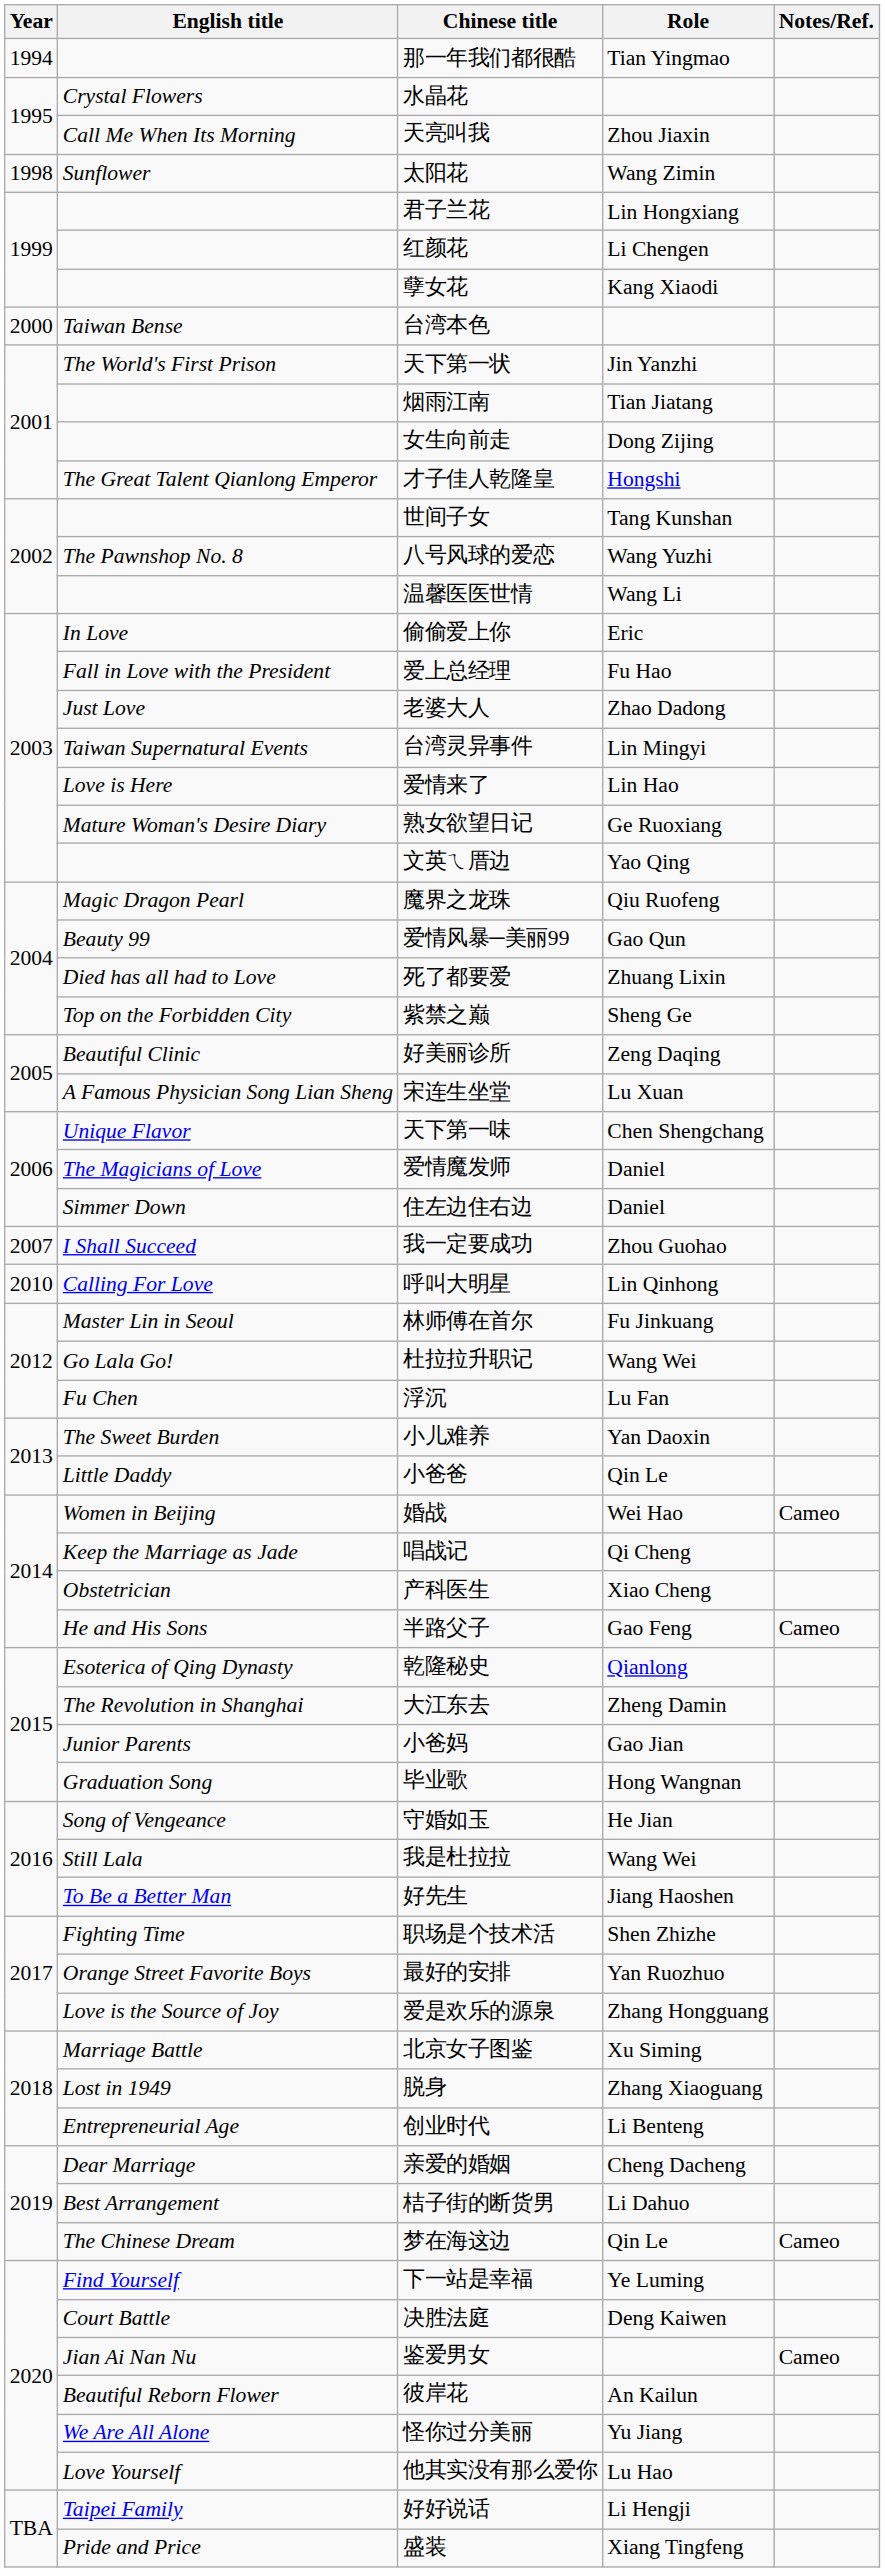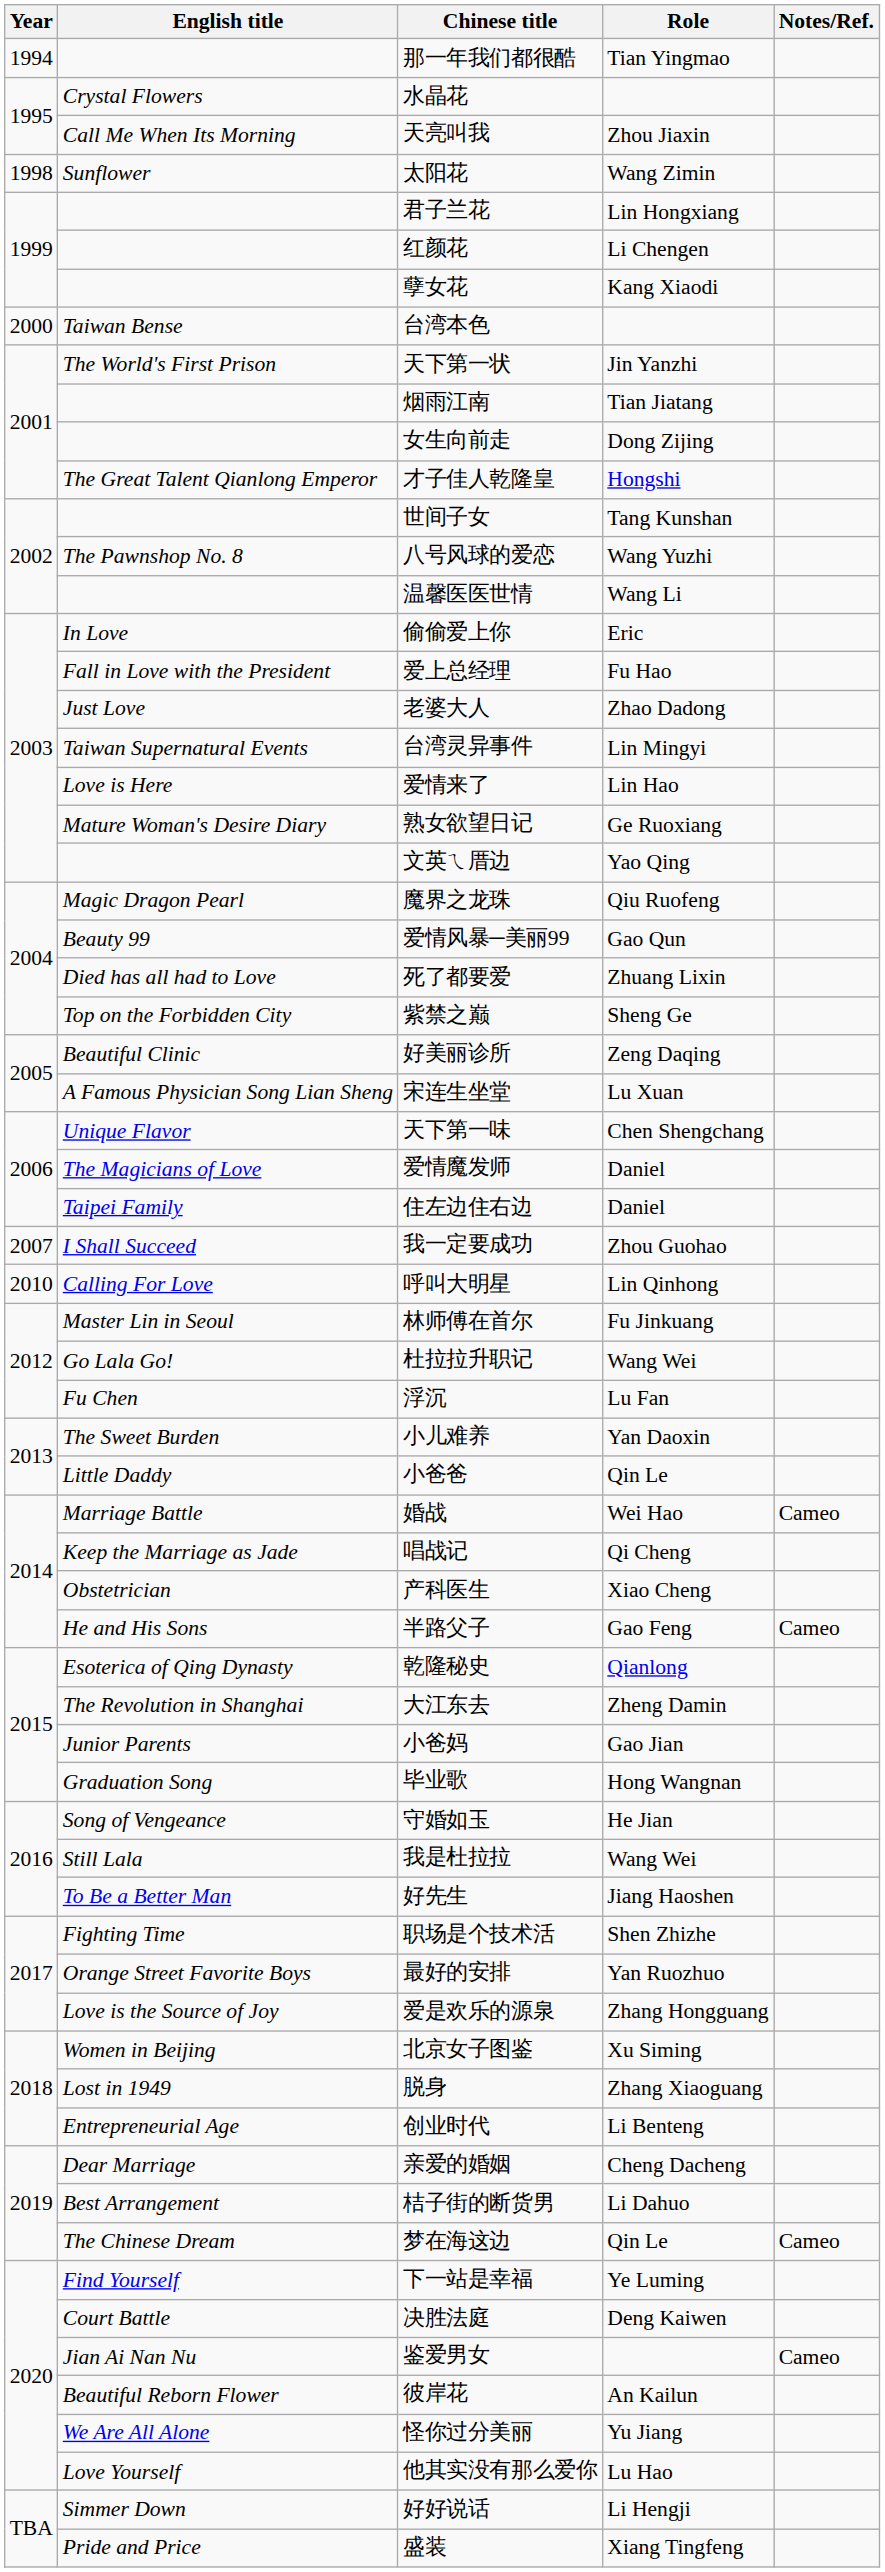(124, 1207) Simmer Down -> (123, 1207) Taipei Family
(139, 1513) Women in Beijing -> (133, 1513) Marriage Battle
(133, 2049) Marriage Battle -> (139, 2049) Women in Beijing
(123, 2509) Taipei Family -> (124, 2509) Simmer Down
